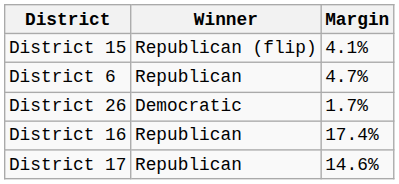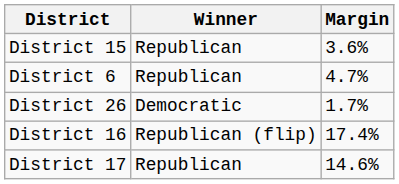(226, 48) Republican (flip) -> (188, 48) Republican
(347, 48) 4.1% -> (347, 48) 3.6%
(188, 135) Republican -> (226, 135) Republican (flip)
